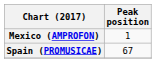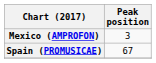(128, 36) 1 -> (128, 36) 3
